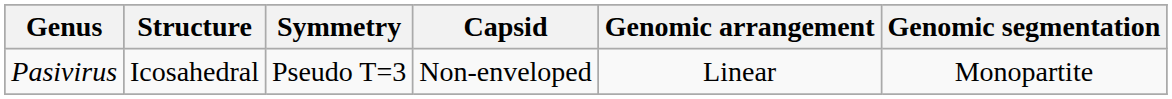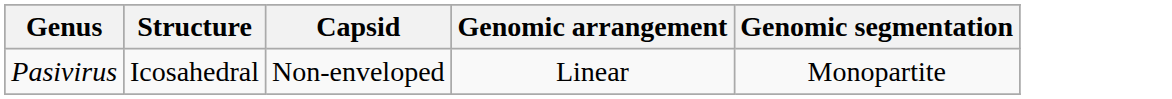- column: (339, 26)
